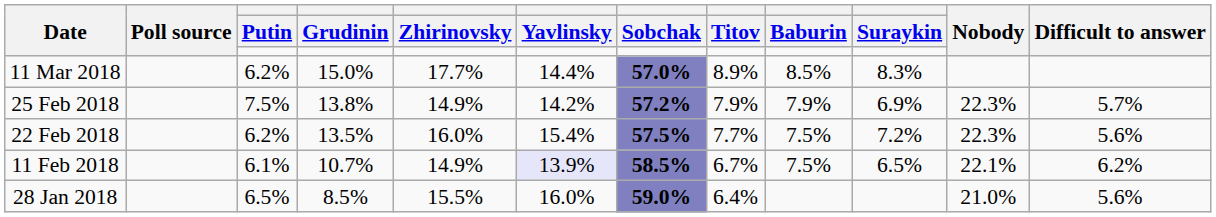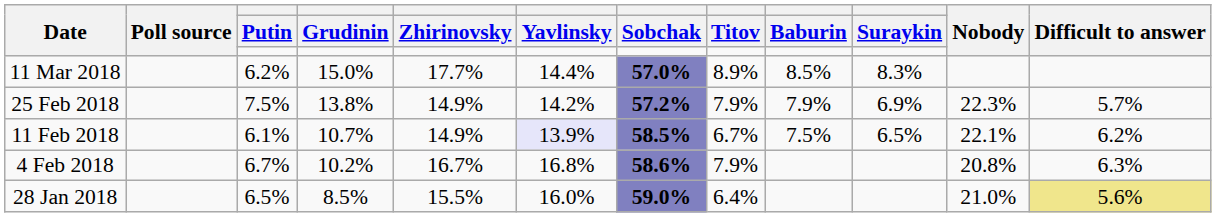- row: (65, 134)
+ row: (65, 165)
(1120, 197) no background -> (1120, 197) khaki background
